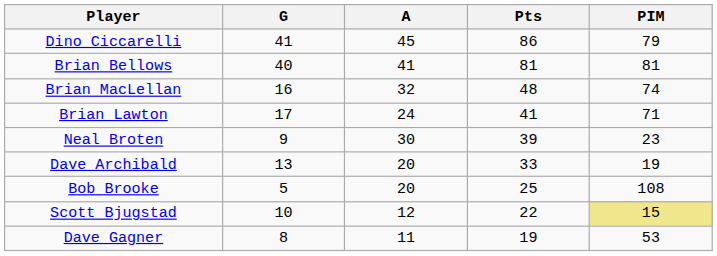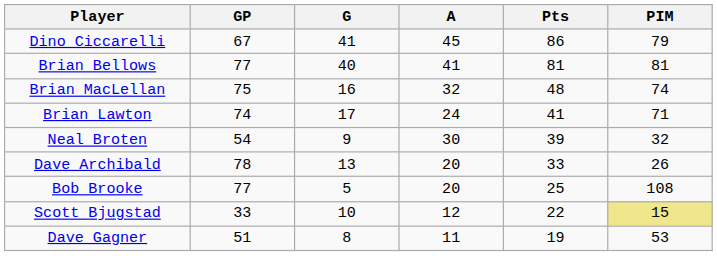+ column: (242, 17)
(651, 140) 23 -> (660, 140) 32
(651, 164) 19 -> (660, 164) 26
